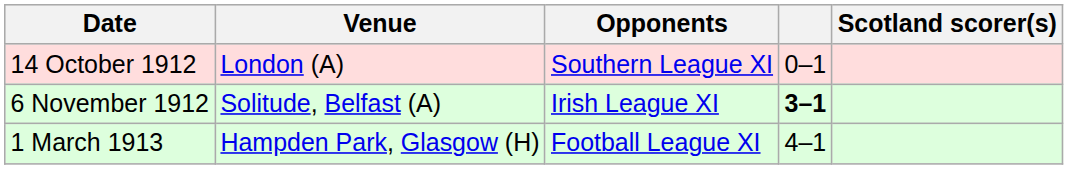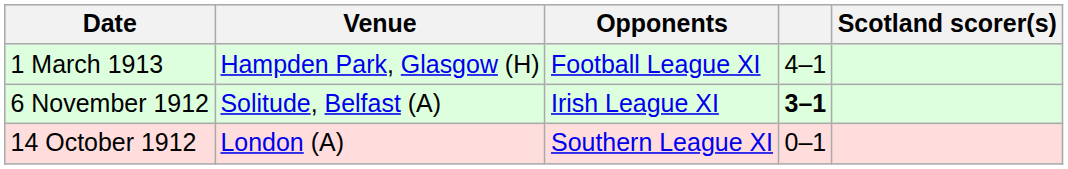rows swapped: (104, 63) <-> (87, 143)
